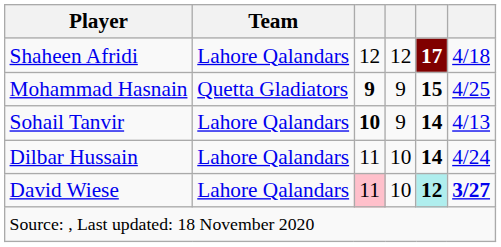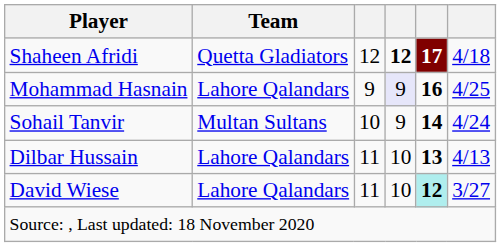(273, 55) Lahore Qalandars -> (273, 55) Quetta Gladiators
(401, 55) normal -> (401, 55) bold
(273, 88) Quetta Gladiators -> (273, 88) Lahore Qalandars
(370, 88) bold -> (370, 88) normal
(401, 88) no background -> (401, 88) lavender background
(432, 88) 15 -> (432, 88) 16
(273, 122) Lahore Qalandars -> (262, 122) Multan Sultans
(370, 122) bold -> (370, 122) normal
(471, 122) 4/13 -> (471, 122) 4/24
(432, 156) 14 -> (432, 156) 13
(471, 156) 4/24 -> (471, 156) 4/13
(370, 190) pink background -> (370, 190) no background
(471, 190) bold -> (471, 190) normal
